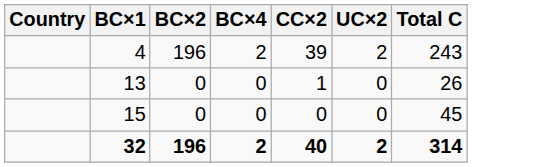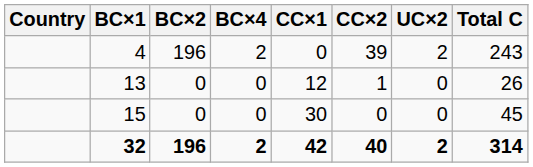+ column: (301, 20)
